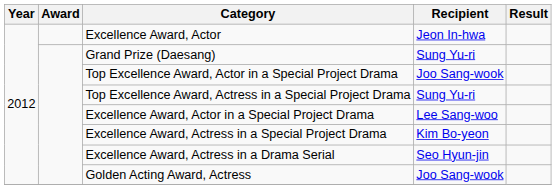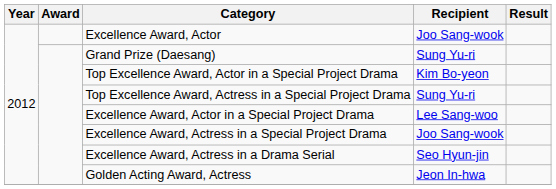(451, 34) Jeon In-hwa -> (460, 34) Joo Sang-wook
(460, 74) Joo Sang-wook -> (453, 74) Kim Bo-yeon
(453, 134) Kim Bo-yeon -> (460, 134) Joo Sang-wook
(460, 174) Joo Sang-wook -> (451, 174) Jeon In-hwa
